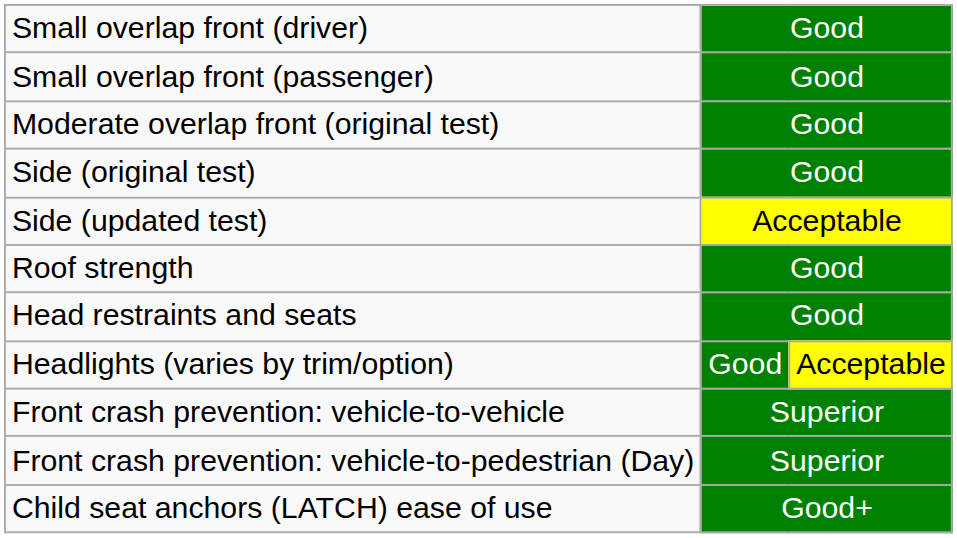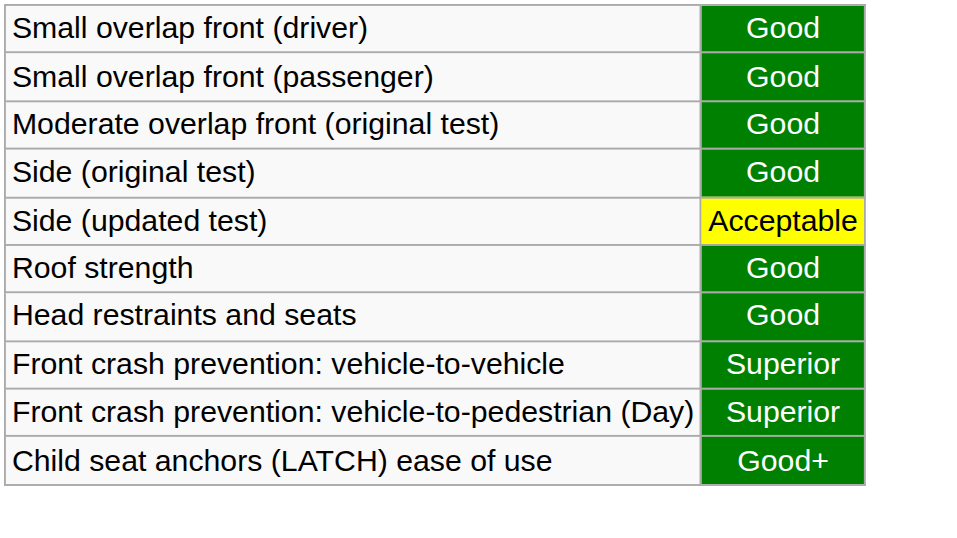- row: (233, 364)
